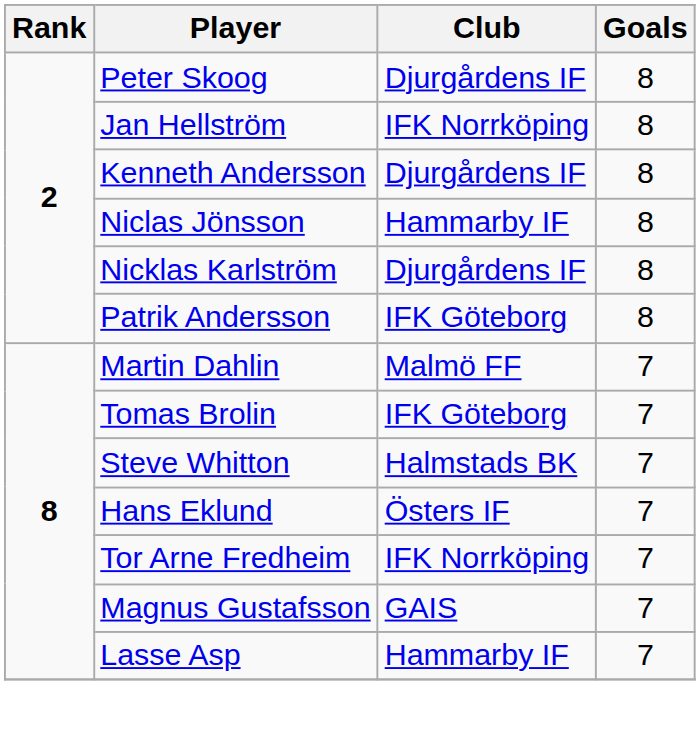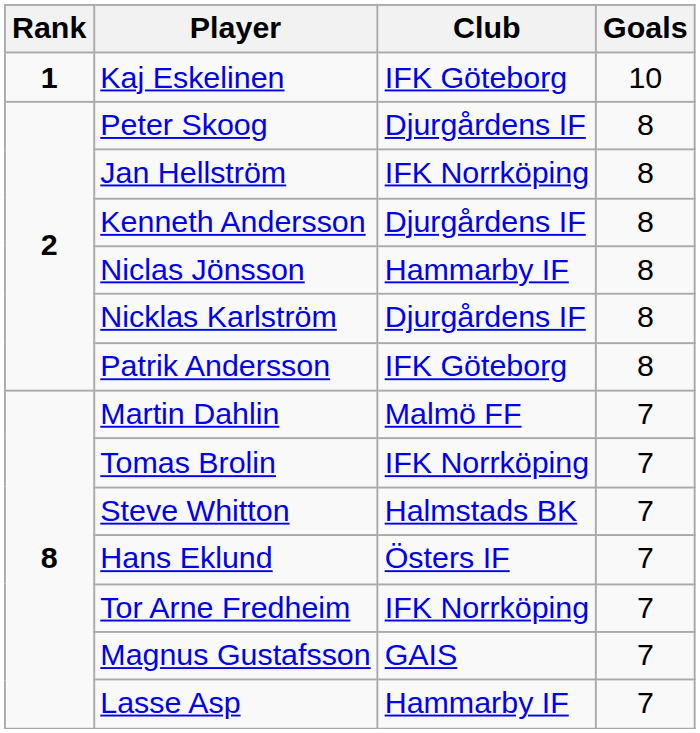+ row: (192, 76)
(476, 414) IFK Göteborg -> (487, 462) IFK Norrköping
